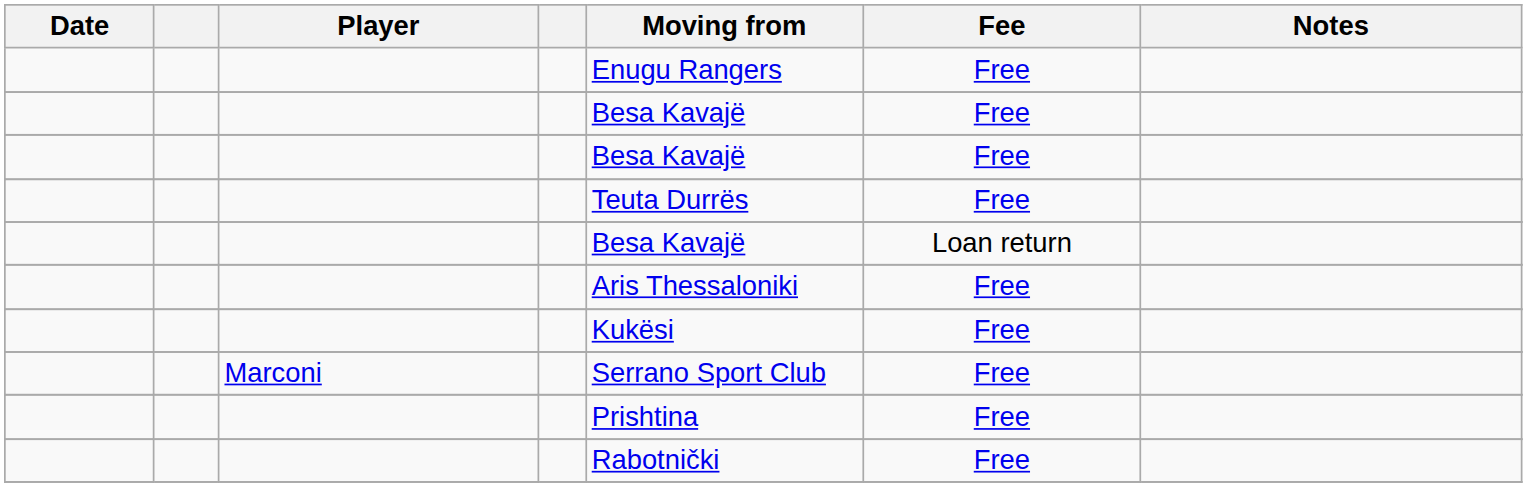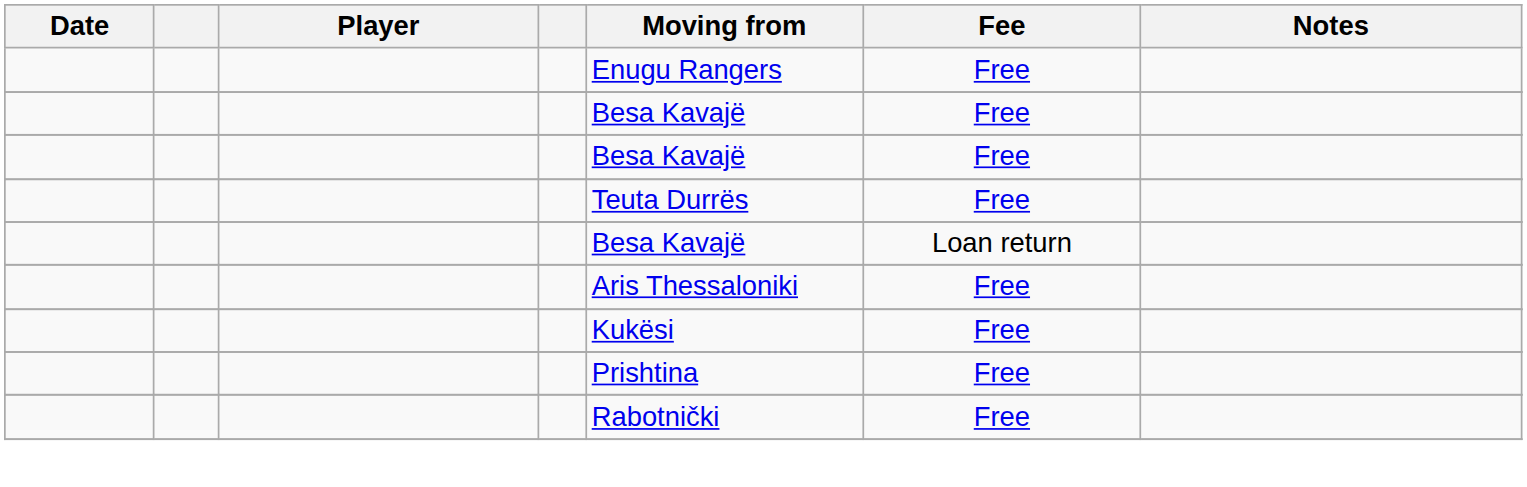- row: (80, 374)
